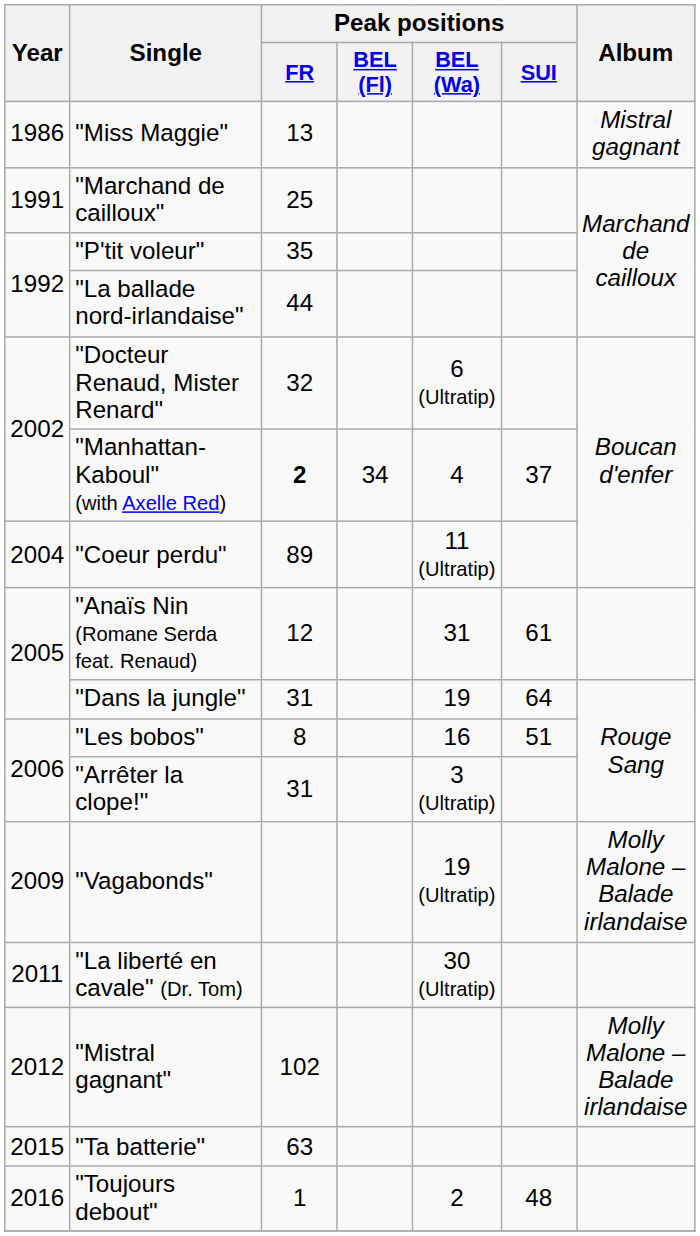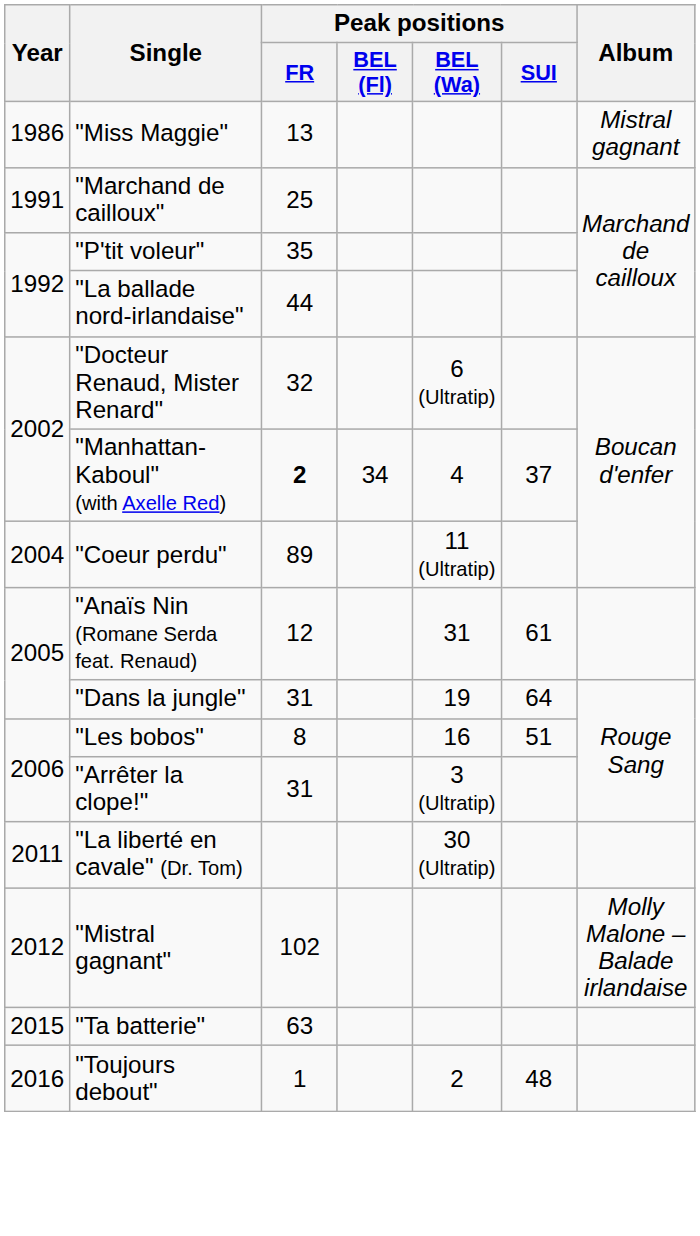- row: (144, 881)
